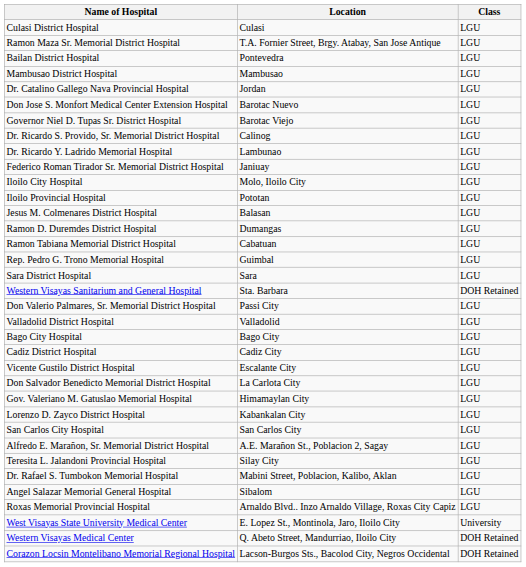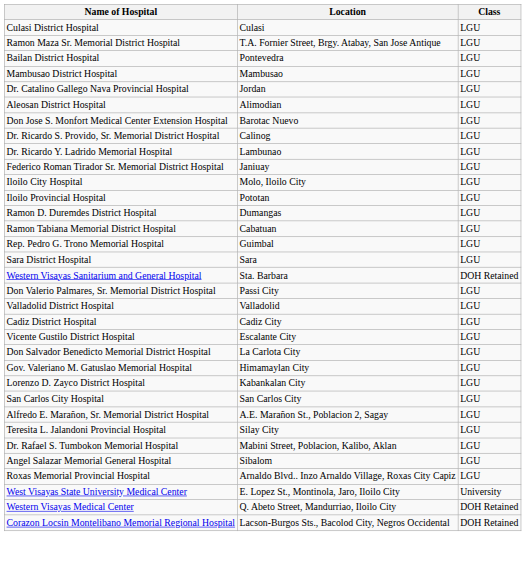+ row: (56, 105)
- row: (94, 120)
- row: (82, 213)
- row: (44, 337)
